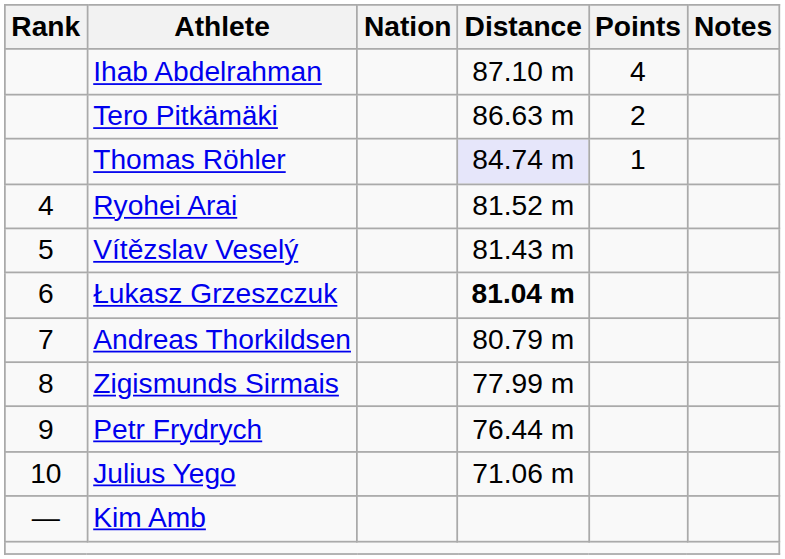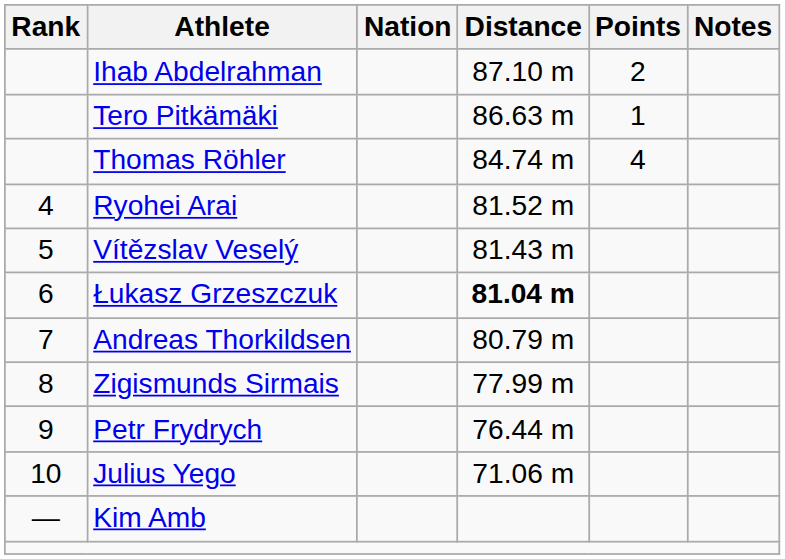(638, 71) 4 -> (638, 71) 2
(638, 116) 2 -> (638, 116) 1
(523, 160) lavender background -> (523, 160) no background
(638, 160) 1 -> (638, 160) 4
